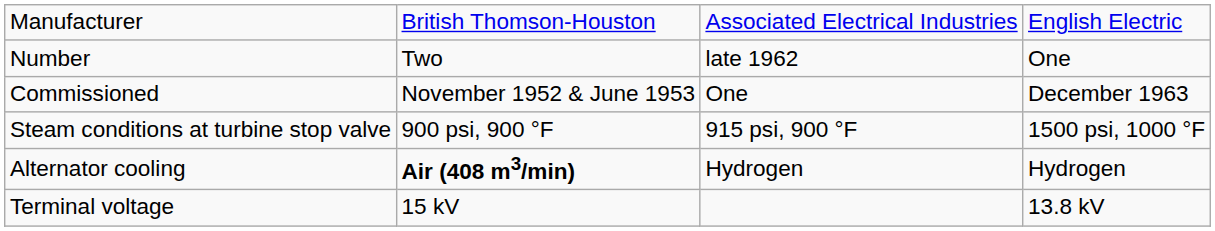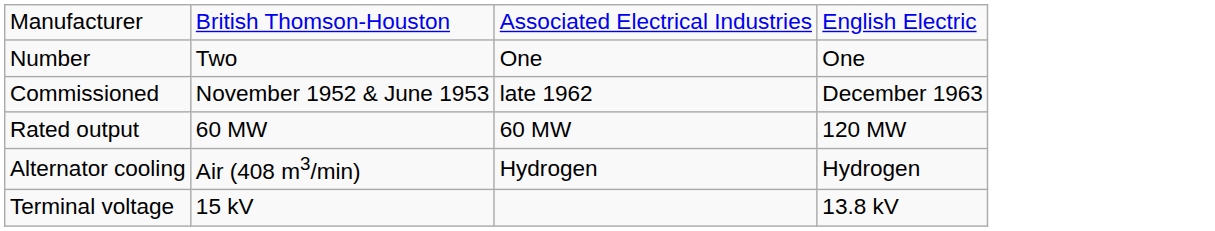(752, 58) late 1962 -> (521, 58) One
(727, 93) One -> (546, 93) late 1962
+ row: (75, 129)
- row: (201, 129)
(488, 168) bold -> (278, 168) normal
